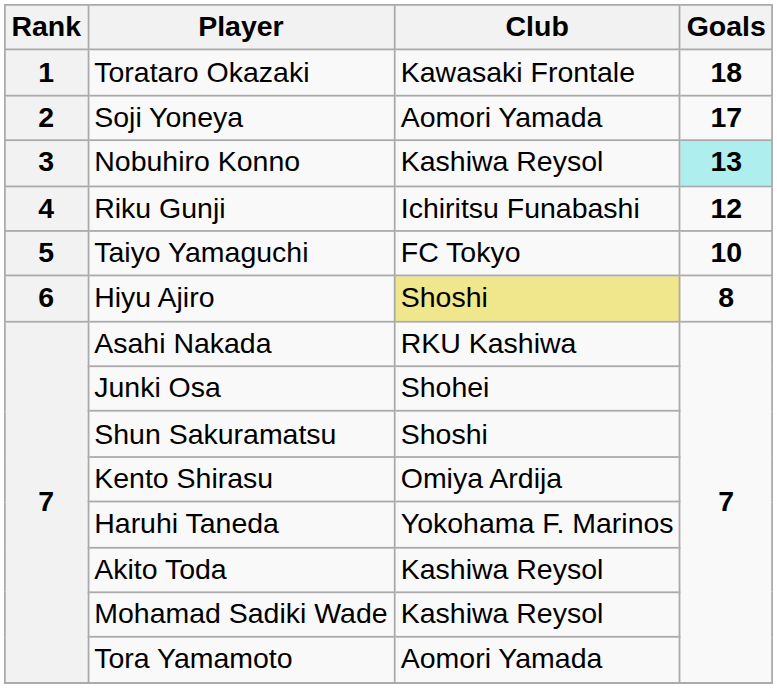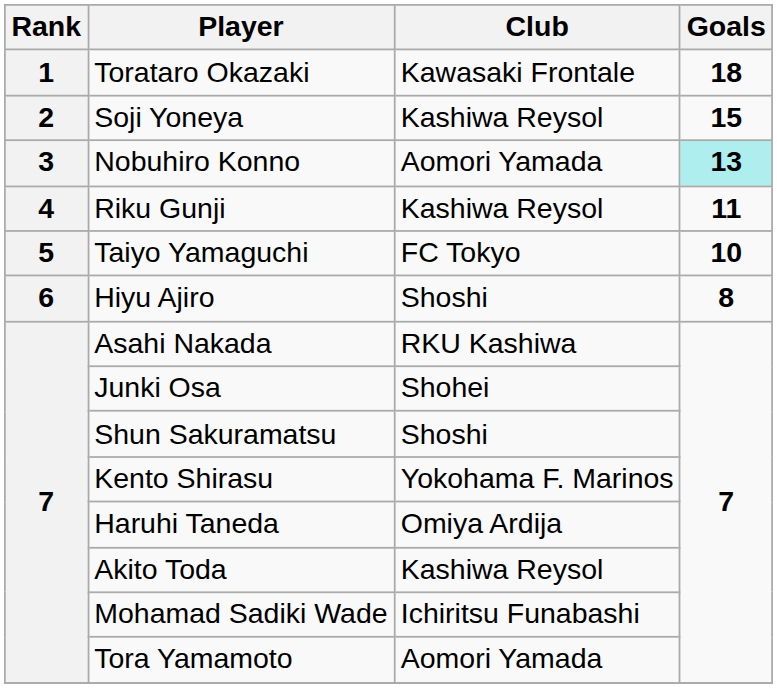(502, 117) Aomori Yamada -> (502, 117) Kashiwa Reysol
(726, 117) 17 -> (726, 117) 15
(502, 162) Kashiwa Reysol -> (502, 162) Aomori Yamada
(520, 207) Ichiritsu Funabashi -> (502, 207) Kashiwa Reysol
(726, 207) 12 -> (726, 207) 11
(444, 298) khaki background -> (444, 298) no background
(481, 478) Omiya Ardija -> (537, 478) Yokohama F. Marinos
(537, 523) Yokohama F. Marinos -> (481, 523) Omiya Ardija
(502, 614) Kashiwa Reysol -> (520, 614) Ichiritsu Funabashi
